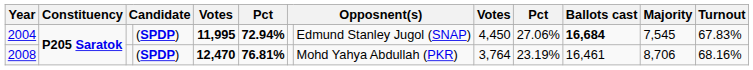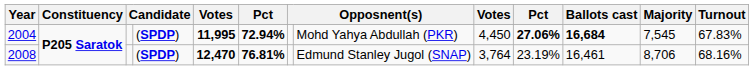(384, 35) Edmund Stanley Jugol (SNAP) -> (377, 35) Mohd Yahya Abdullah (PKR)
(538, 35) normal -> (538, 35) bold
(377, 55) Mohd Yahya Abdullah (PKR) -> (384, 55) Edmund Stanley Jugol (SNAP)
